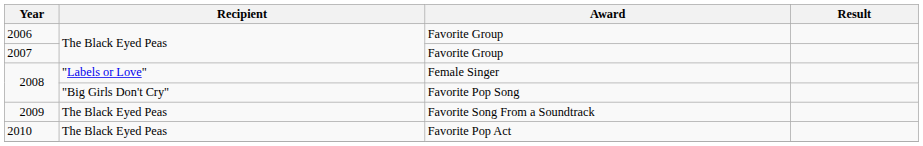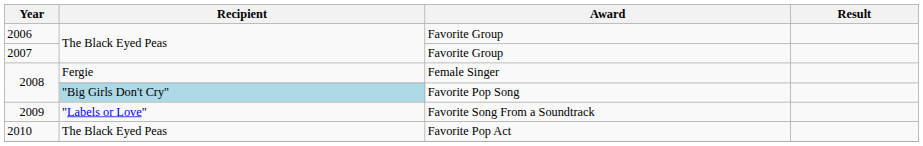(104, 72) "Labels or Love" -> (78, 72) Fergie
(116, 92) no background -> (116, 92) lightblue background
(115, 111) The Black Eyed Peas -> (104, 111) "Labels or Love"
